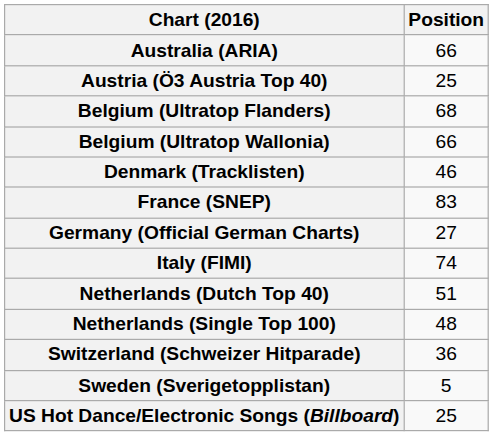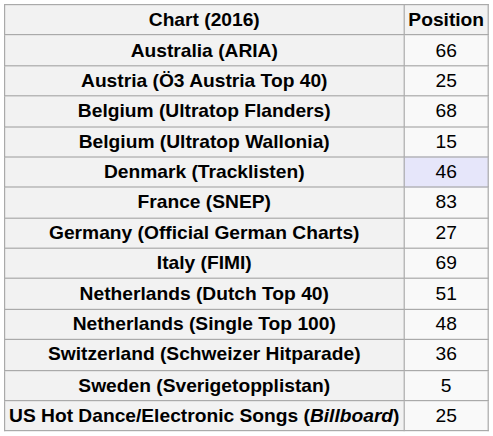(446, 141) 66 -> (446, 141) 15
(446, 171) no background -> (446, 171) lavender background
(446, 263) 74 -> (446, 263) 69
